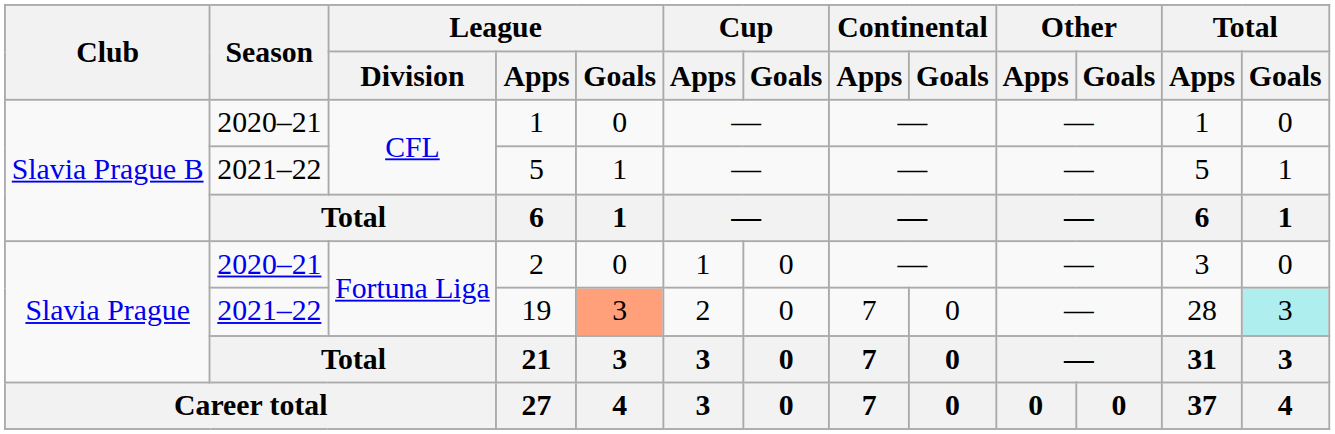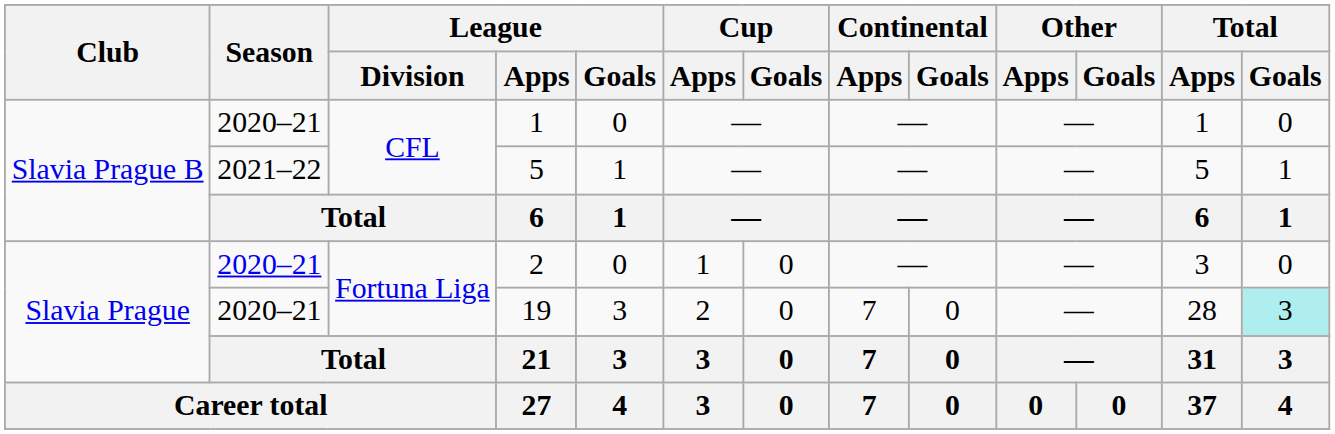(269, 311) 2021–22 -> (269, 311) 2020–21
(620, 311) lightsalmon background -> (620, 311) no background
